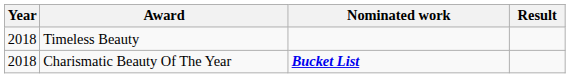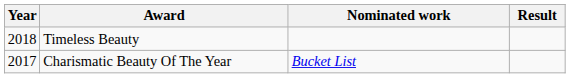(22, 61) 2018 -> (22, 61) 2017
(325, 61) bold -> (324, 61) normal
